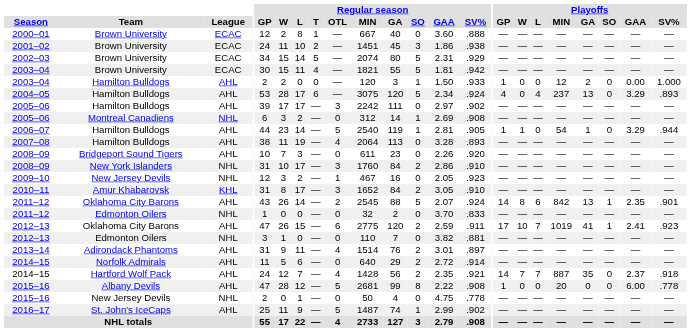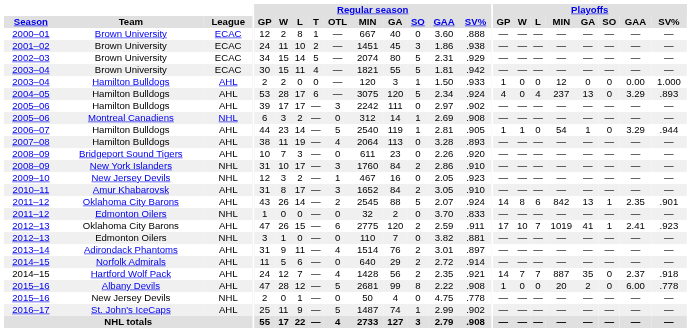(588, 82) 2 -> (588, 82) 0
(228, 190) KHL -> (228, 190) AHL
(588, 286) 0 -> (588, 286) 2
